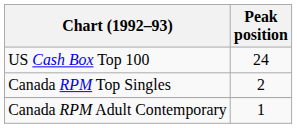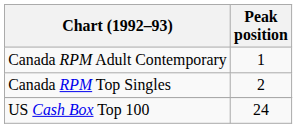rows swapped: (117, 110) <-> (79, 60)
